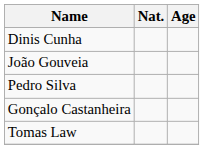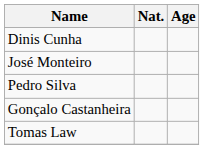+ row: (50, 62)
- row: (48, 62)
